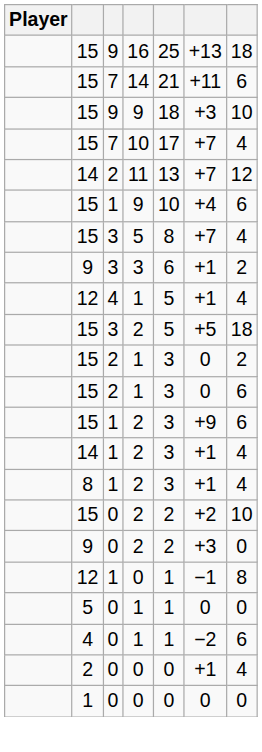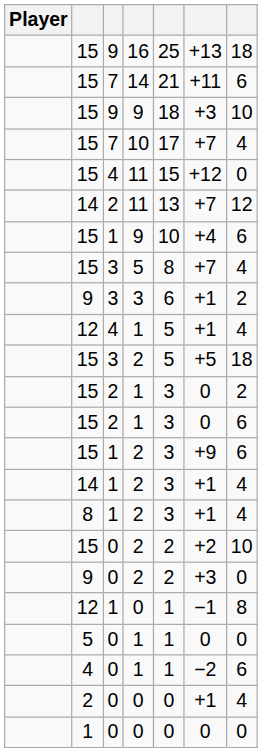+ row: (88, 174)
